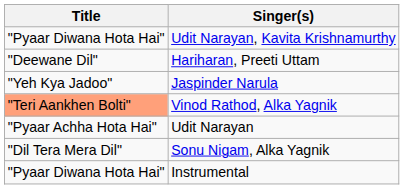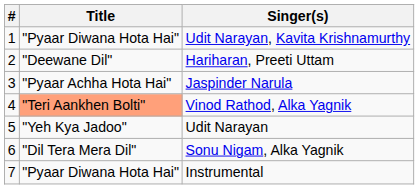+ column: (12, 16)
(60, 83) "Yeh Kya Jadoo" -> (97, 83) "Pyaar Achha Hota Hai"
(82, 128) "Pyaar Achha Hota Hai" -> (74, 128) "Yeh Kya Jadoo"
